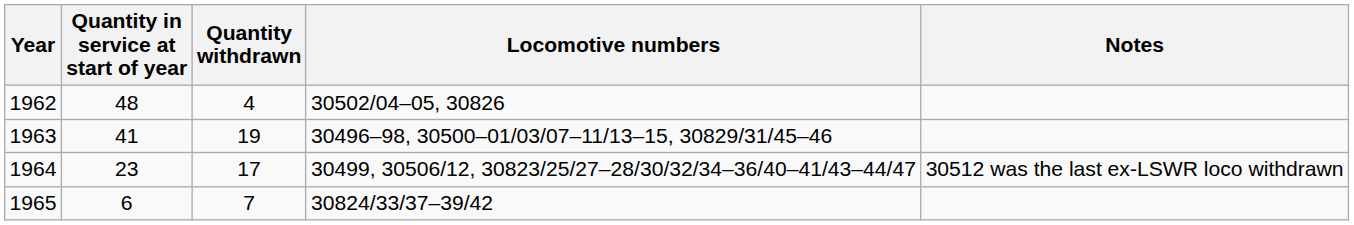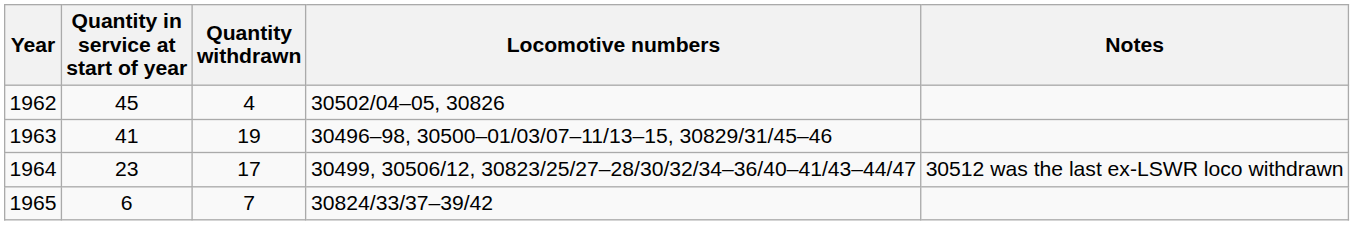(127, 102) 48 -> (127, 102) 45
